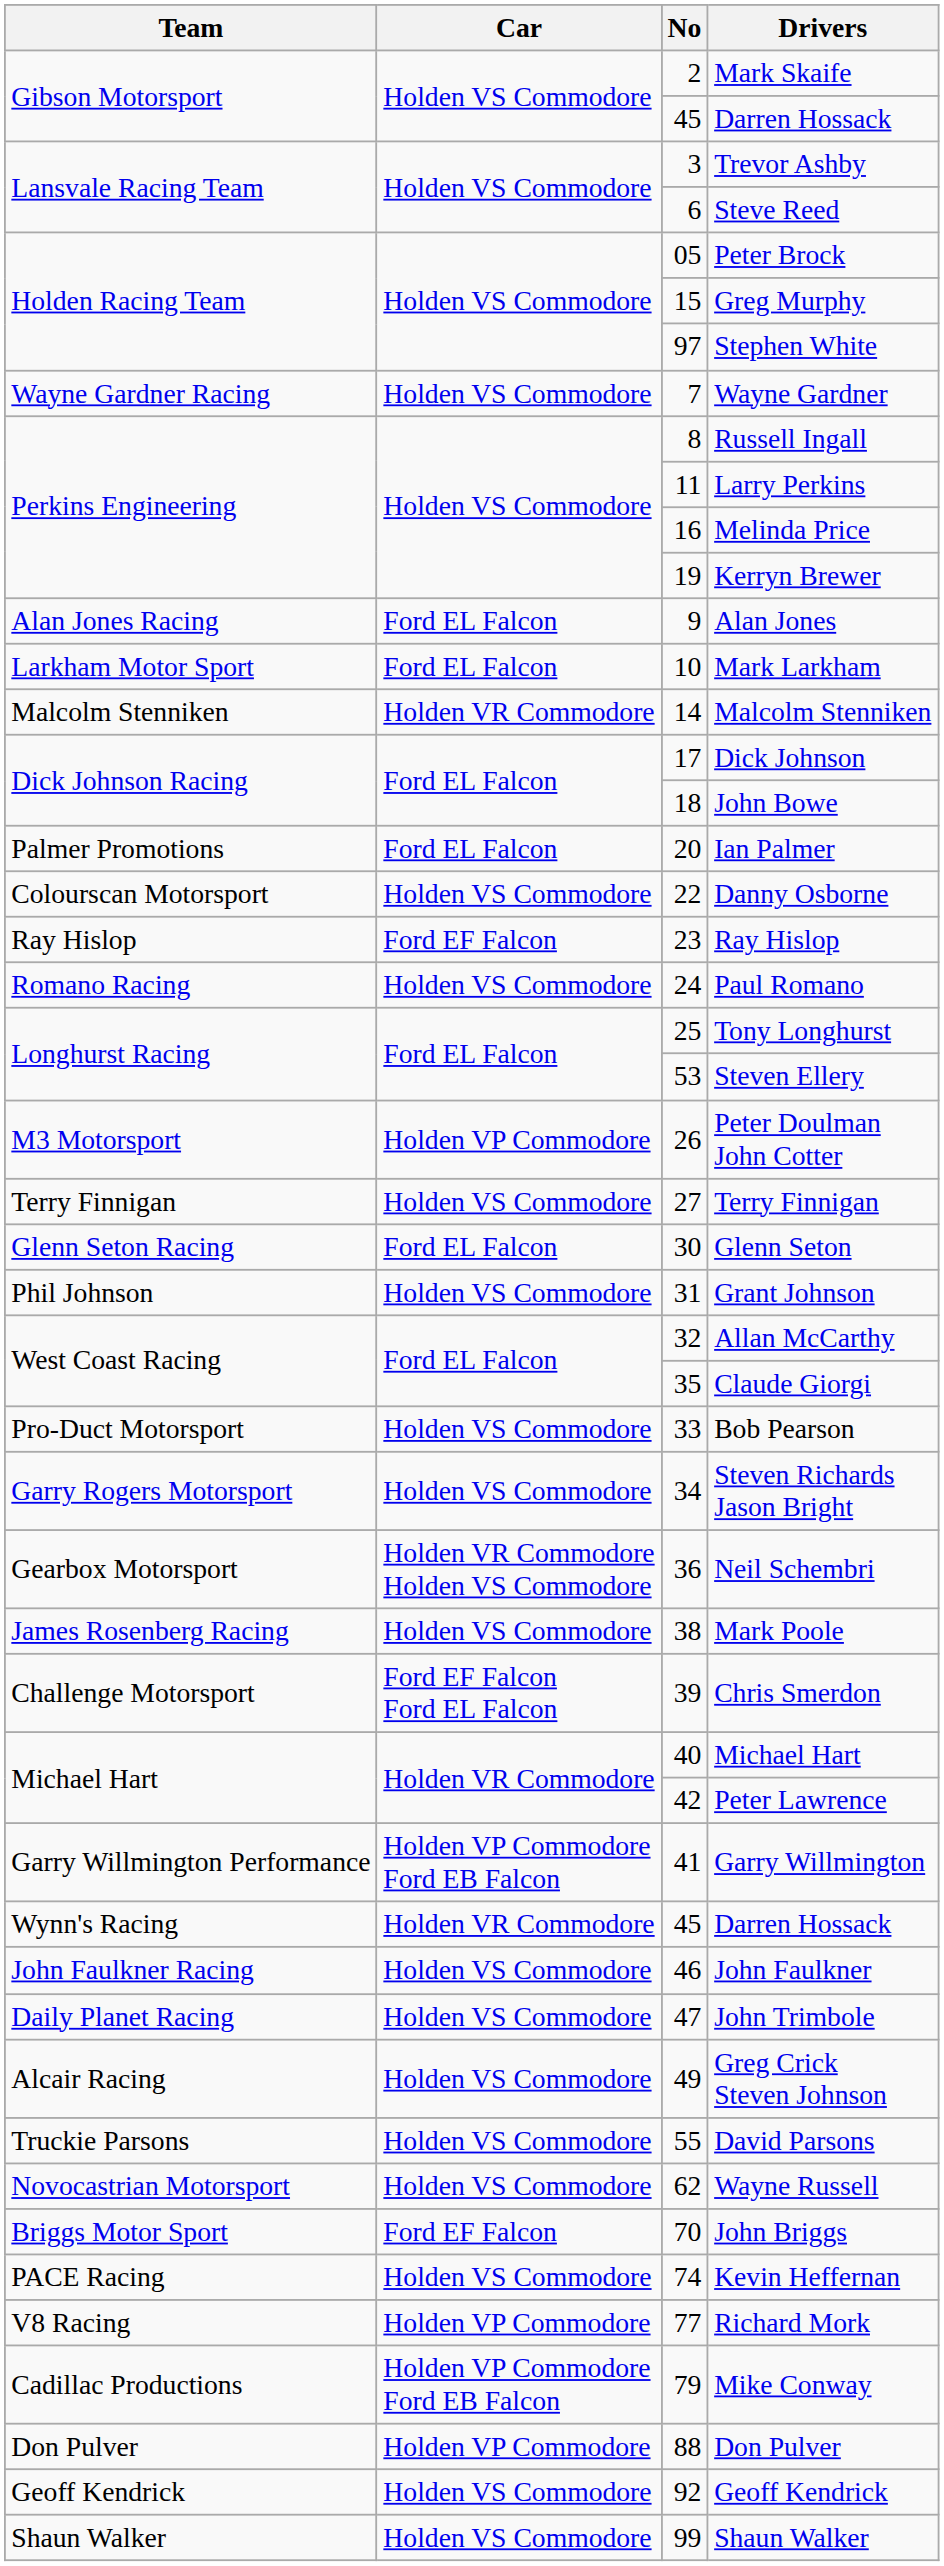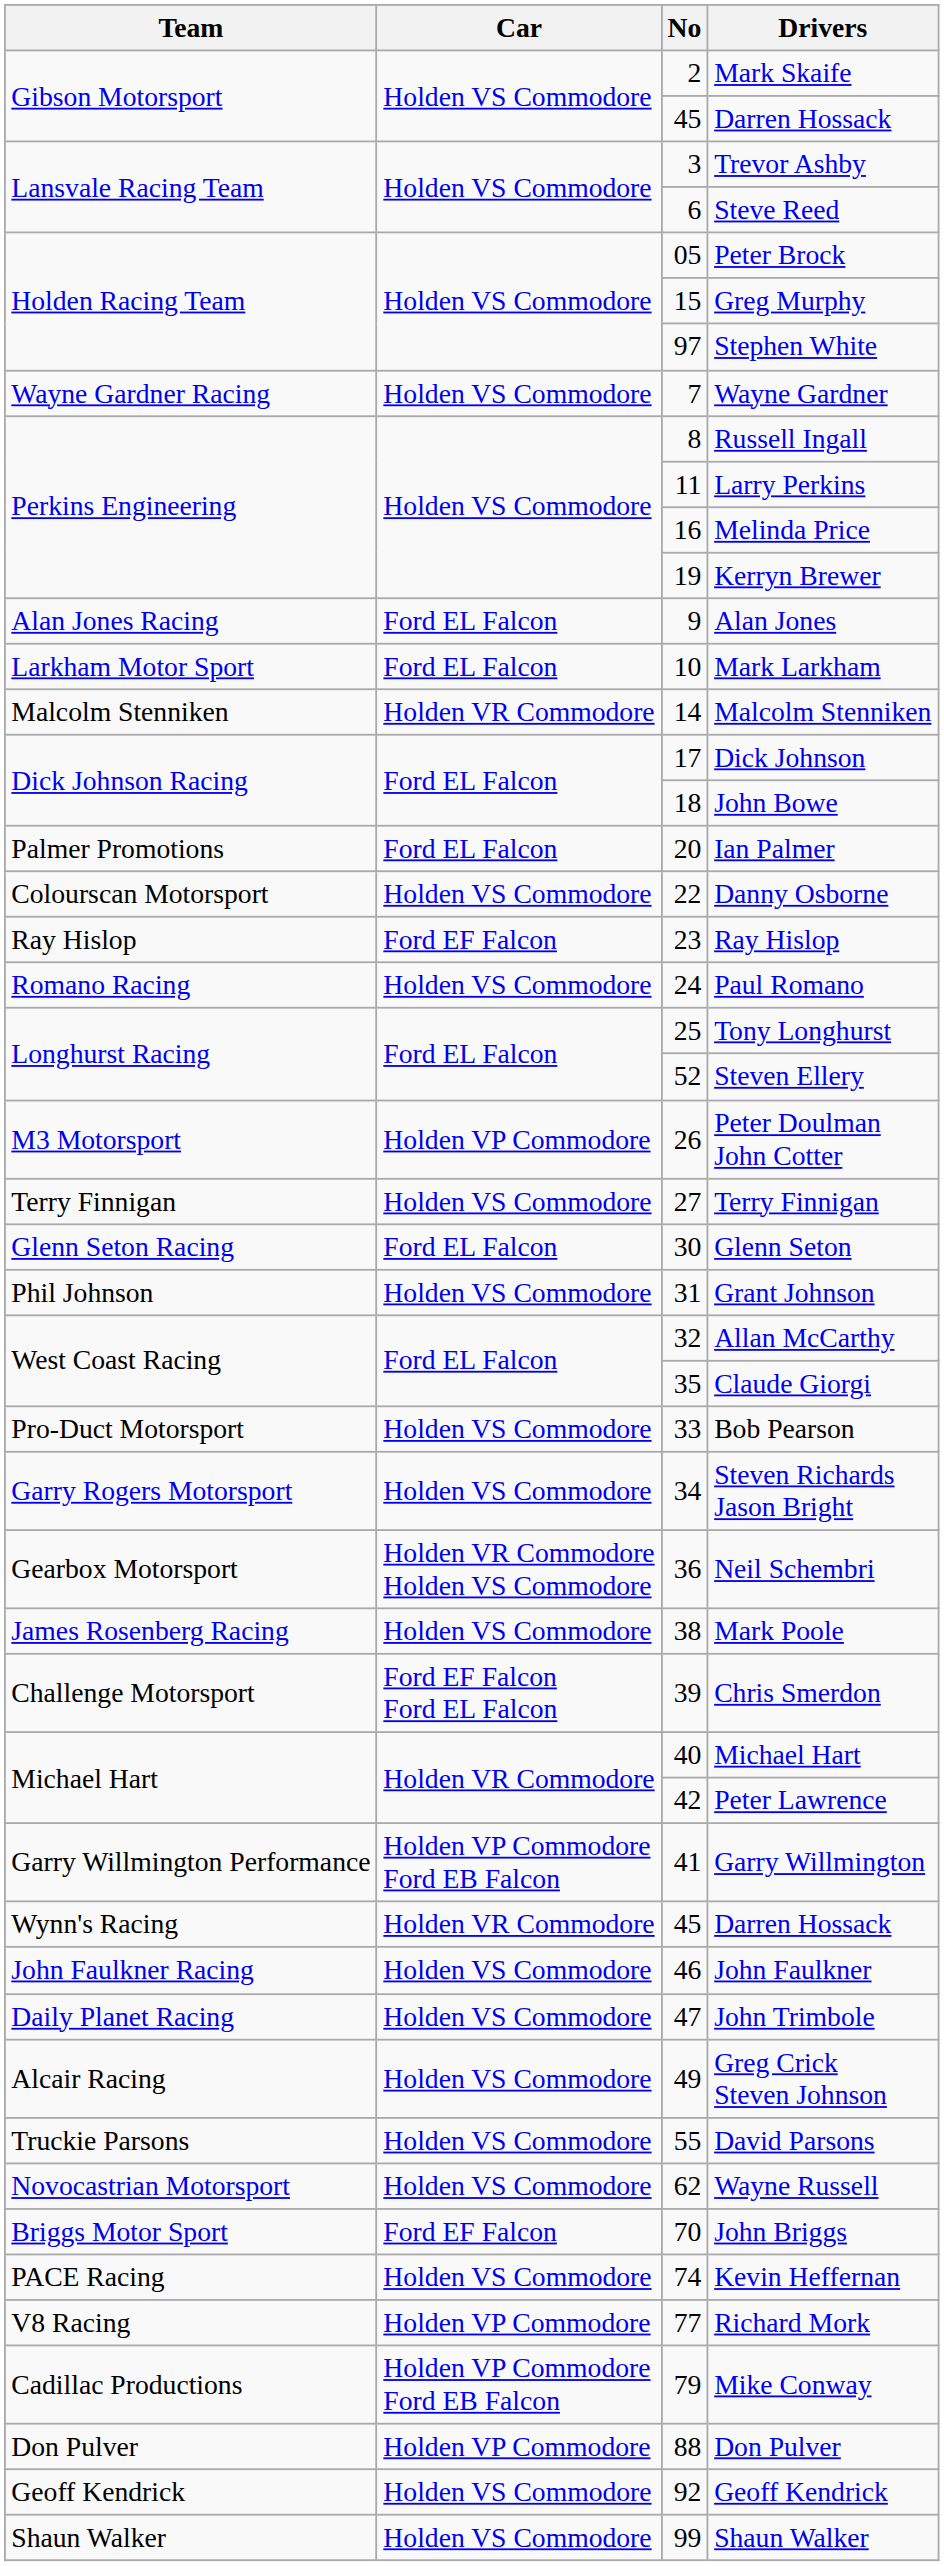(687, 1076) 53 -> (687, 1076) 52
